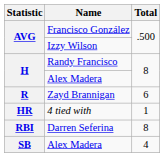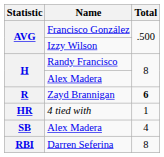(146, 95) normal -> (146, 95) bold
rows swapped: (25, 128) <-> (25, 144)
